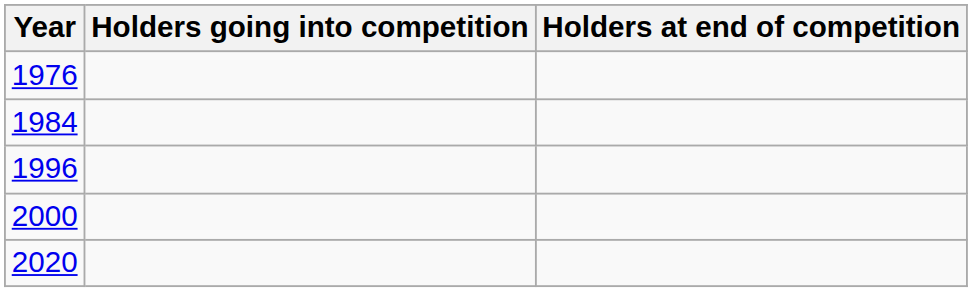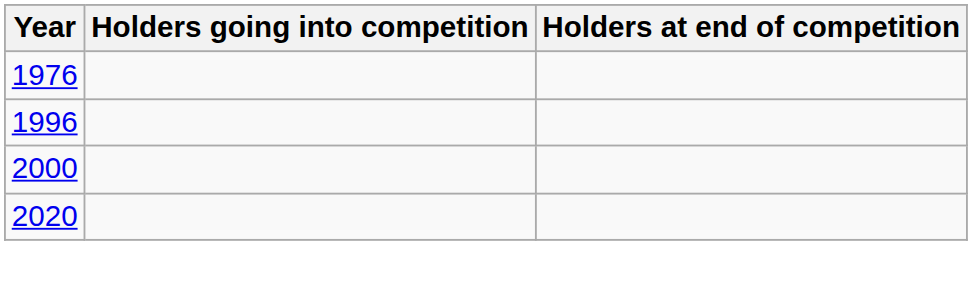- row: (45, 121)
